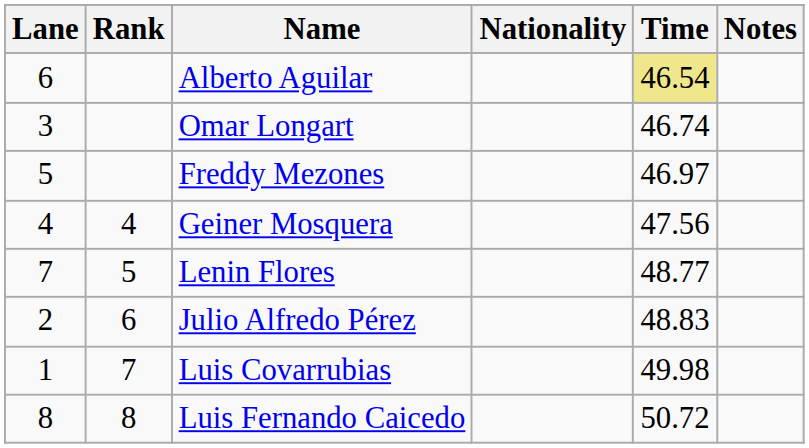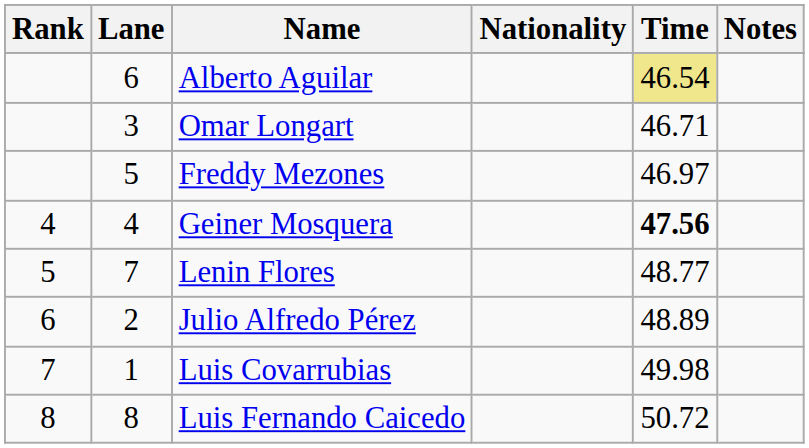columns swapped: (129, 28) <-> (45, 28)
(675, 126) 46.74 -> (675, 126) 46.71
(675, 223) normal -> (675, 223) bold
(675, 321) 48.83 -> (675, 321) 48.89
